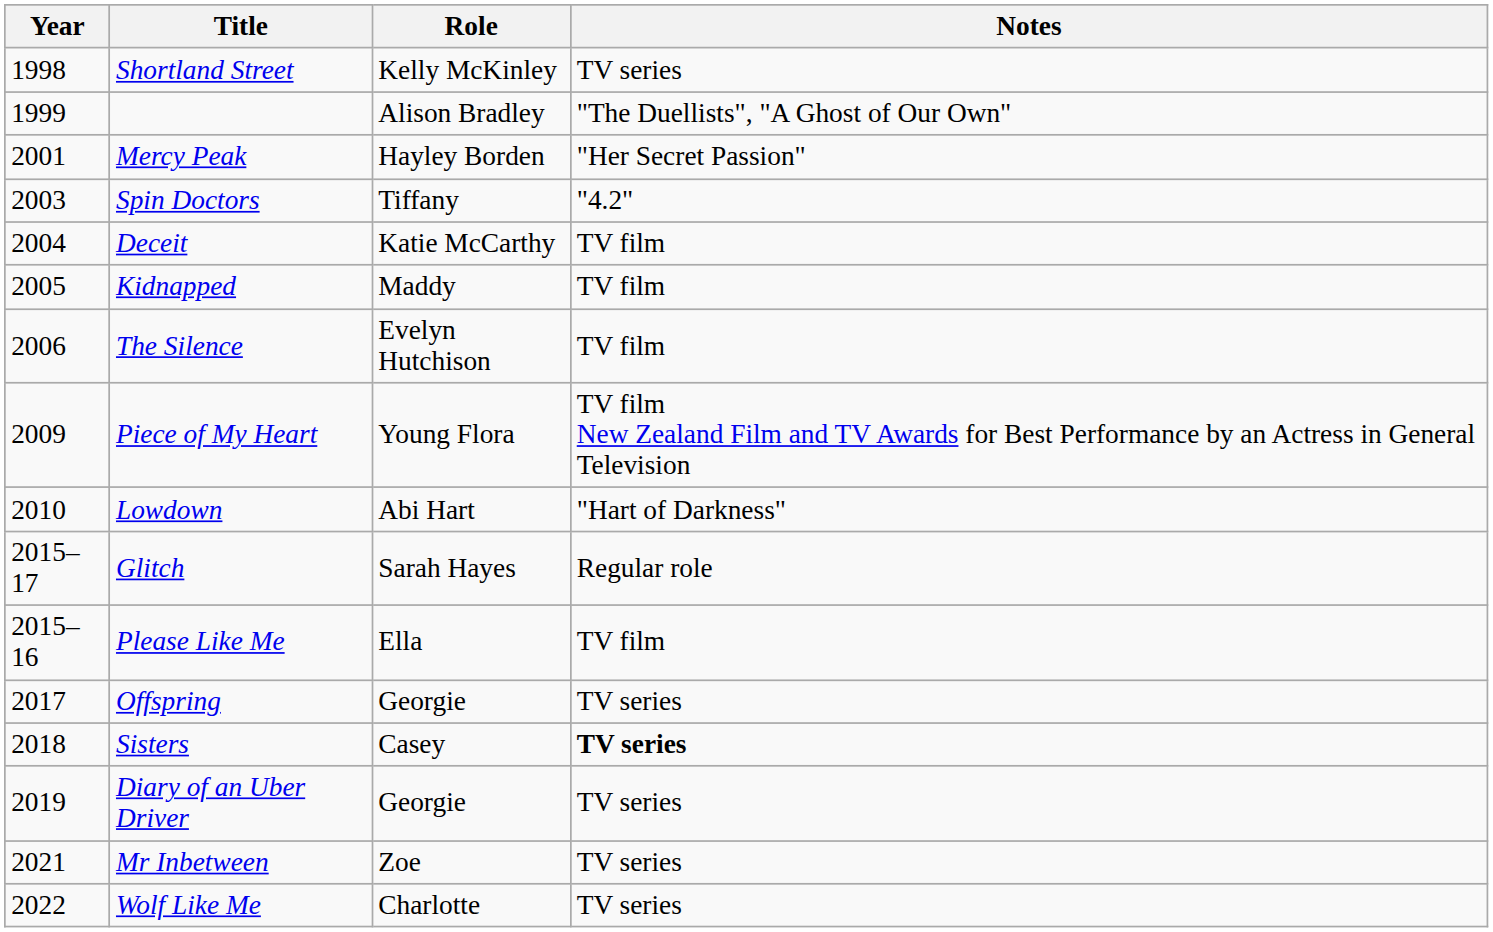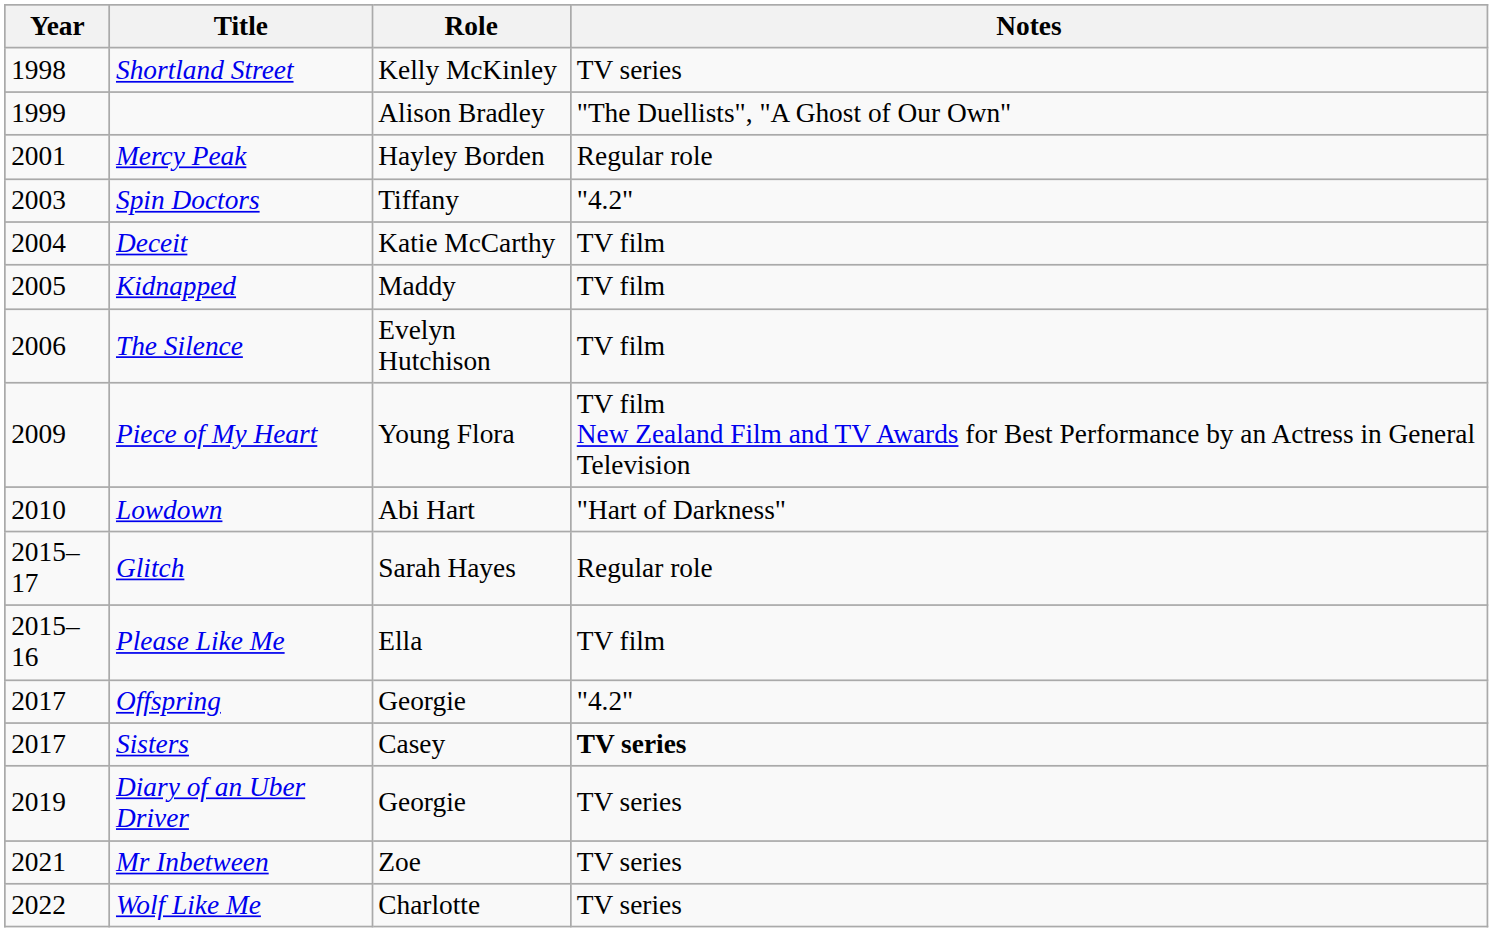(691, 156) "Her Secret Passion" -> (645, 156) Regular role
(629, 700) TV series -> (605, 700) "4.2"
(39, 744) 2018 -> (39, 744) 2017
